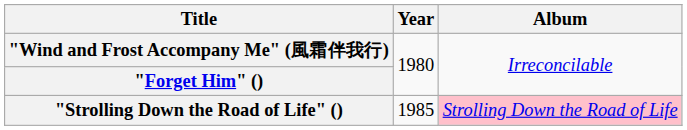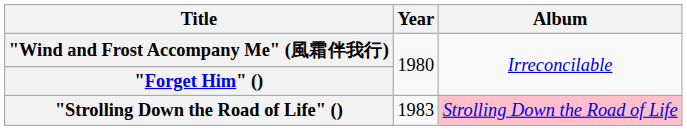(416, 110) 1985 -> (416, 110) 1983
